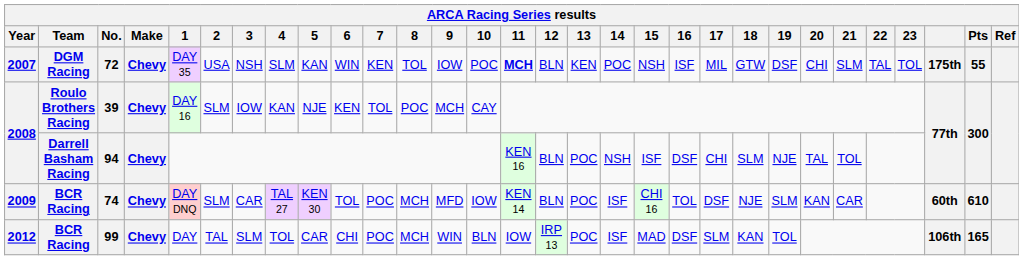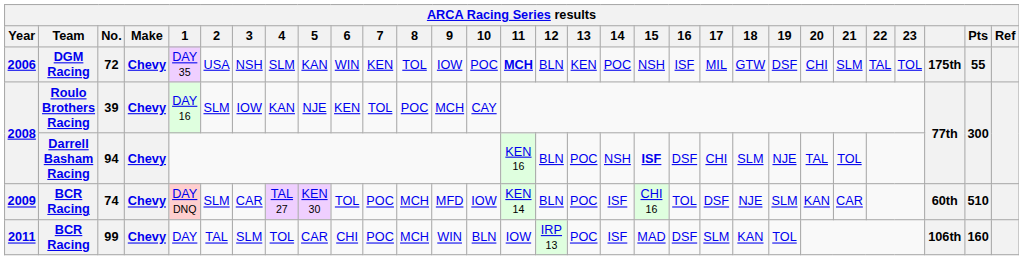(22, 64) 2007 -> (22, 64) 2006
(651, 158) normal -> (651, 158) bold
(978, 201) 610 -> (978, 201) 510
(22, 237) 2012 -> (22, 237) 2011
(978, 237) 165 -> (978, 237) 160
